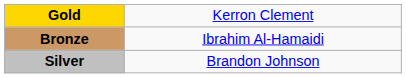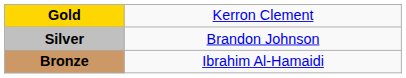rows swapped: (64, 61) <-> (64, 38)
